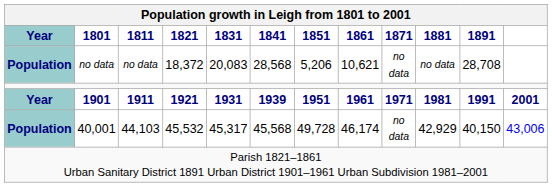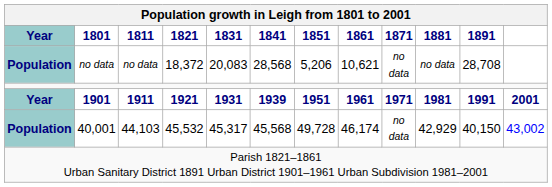(525, 128) 43,006 -> (525, 128) 43,002
